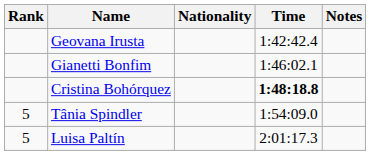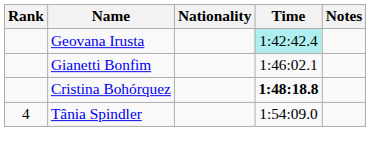(288, 41) no background -> (288, 41) paleturquoise background
(26, 114) 5 -> (26, 114) 4
- row: (88, 138)
